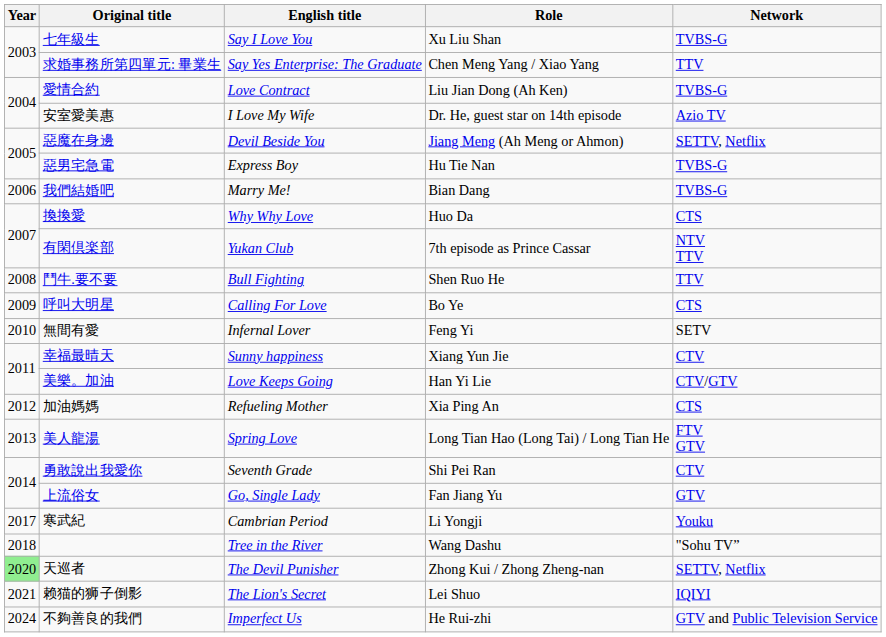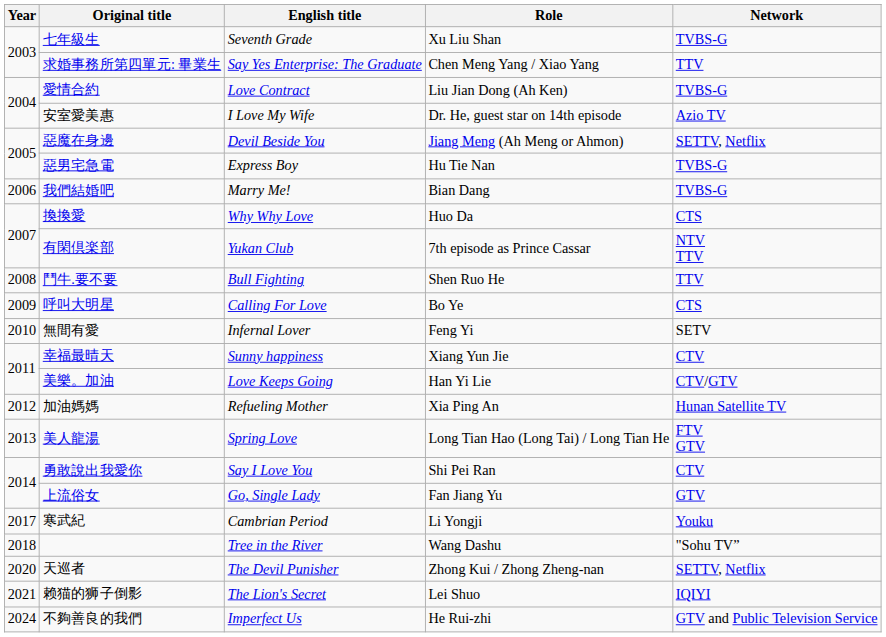(270, 39) Say I Love You -> (270, 39) Seventh Grade
(689, 406) CTS -> (731, 406) Hunan Satellite TV
(270, 470) Seventh Grade -> (270, 470) Say I Love You
(22, 568) lightgreen background -> (22, 568) no background
